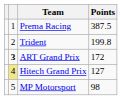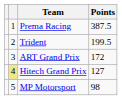(101, 41) 199.8 -> (101, 41) 199.5
(13, 56) bold -> (13, 56) normal
